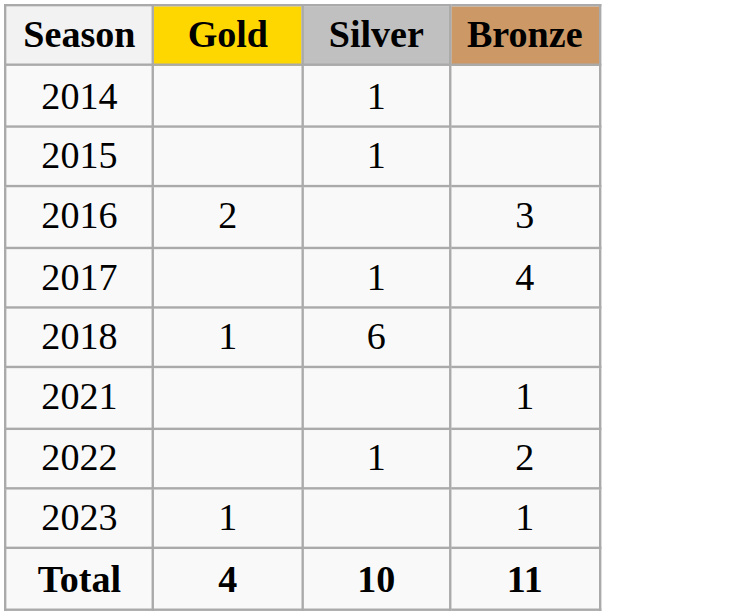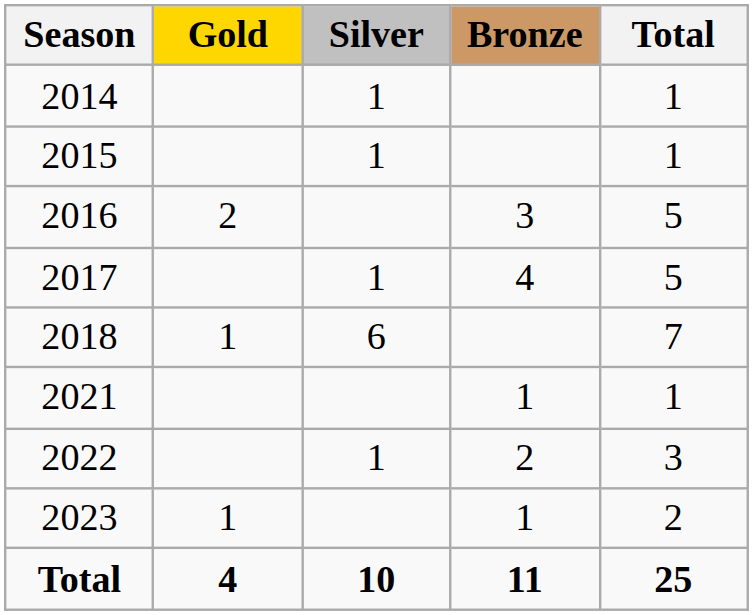+ column: (673, 34)
